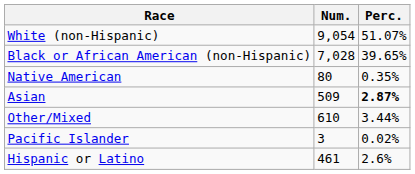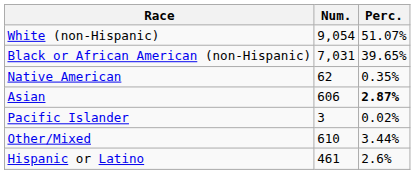(336, 56) 7,028 -> (336, 56) 7,031
(325, 76) 80 -> (325, 76) 62
(329, 97) 509 -> (329, 97) 606
rows swapped: (68, 138) <-> (49, 118)
